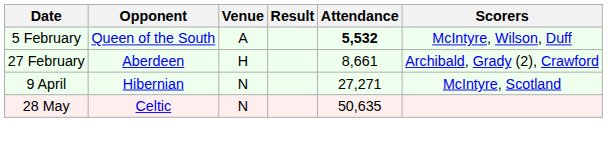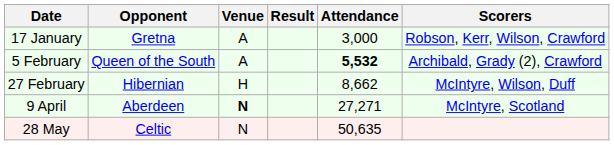+ row: (46, 39)
(502, 39) McIntyre, Wilson, Duff -> (505, 61) Archibald, Grady (2), Crawford
(153, 61) Aberdeen -> (153, 84) Hibernian
(360, 61) 8,661 -> (360, 84) 8,662
(502, 61) Archibald, Grady (2), Crawford -> (505, 84) McIntyre, Wilson, Duff
(153, 84) Hibernian -> (153, 106) Aberdeen
(243, 84) normal -> (243, 106) bold
